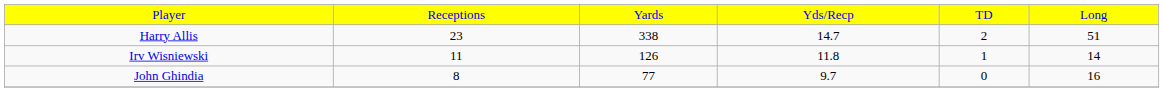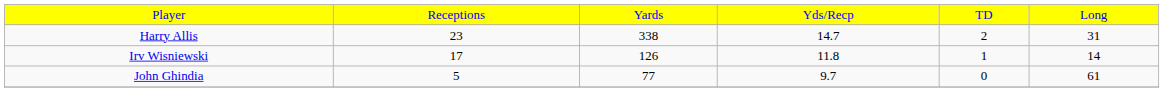(1094, 35) 51 -> (1094, 35) 31
(456, 55) 11 -> (456, 55) 17
(456, 76) 8 -> (456, 76) 5
(1094, 76) 16 -> (1094, 76) 61
